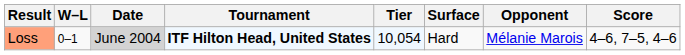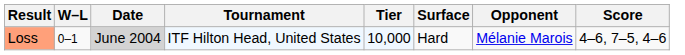(269, 38) bold -> (264, 38) normal
(399, 38) 10,054 -> (389, 38) 10,000
